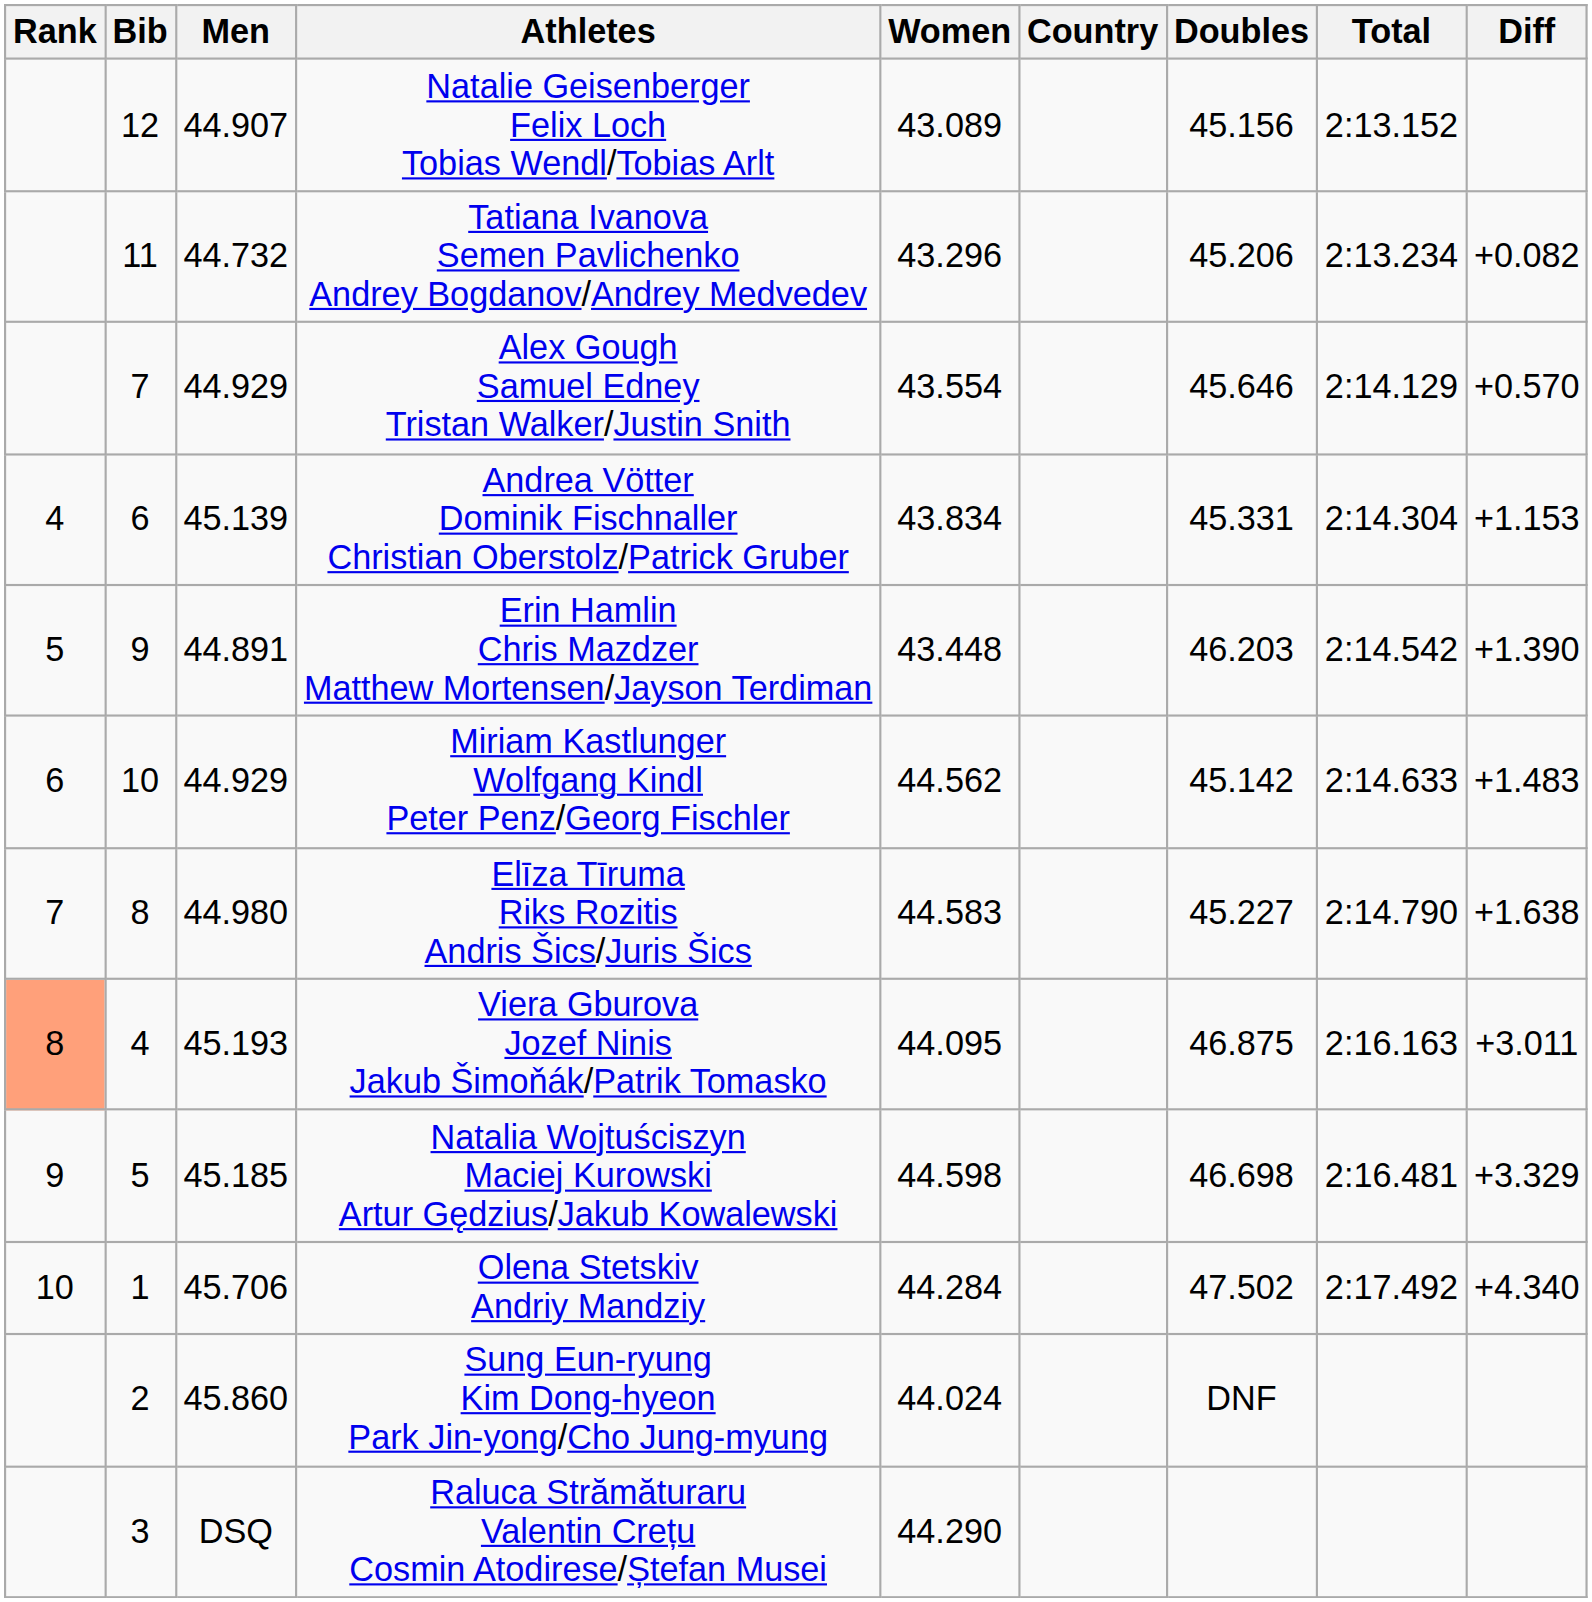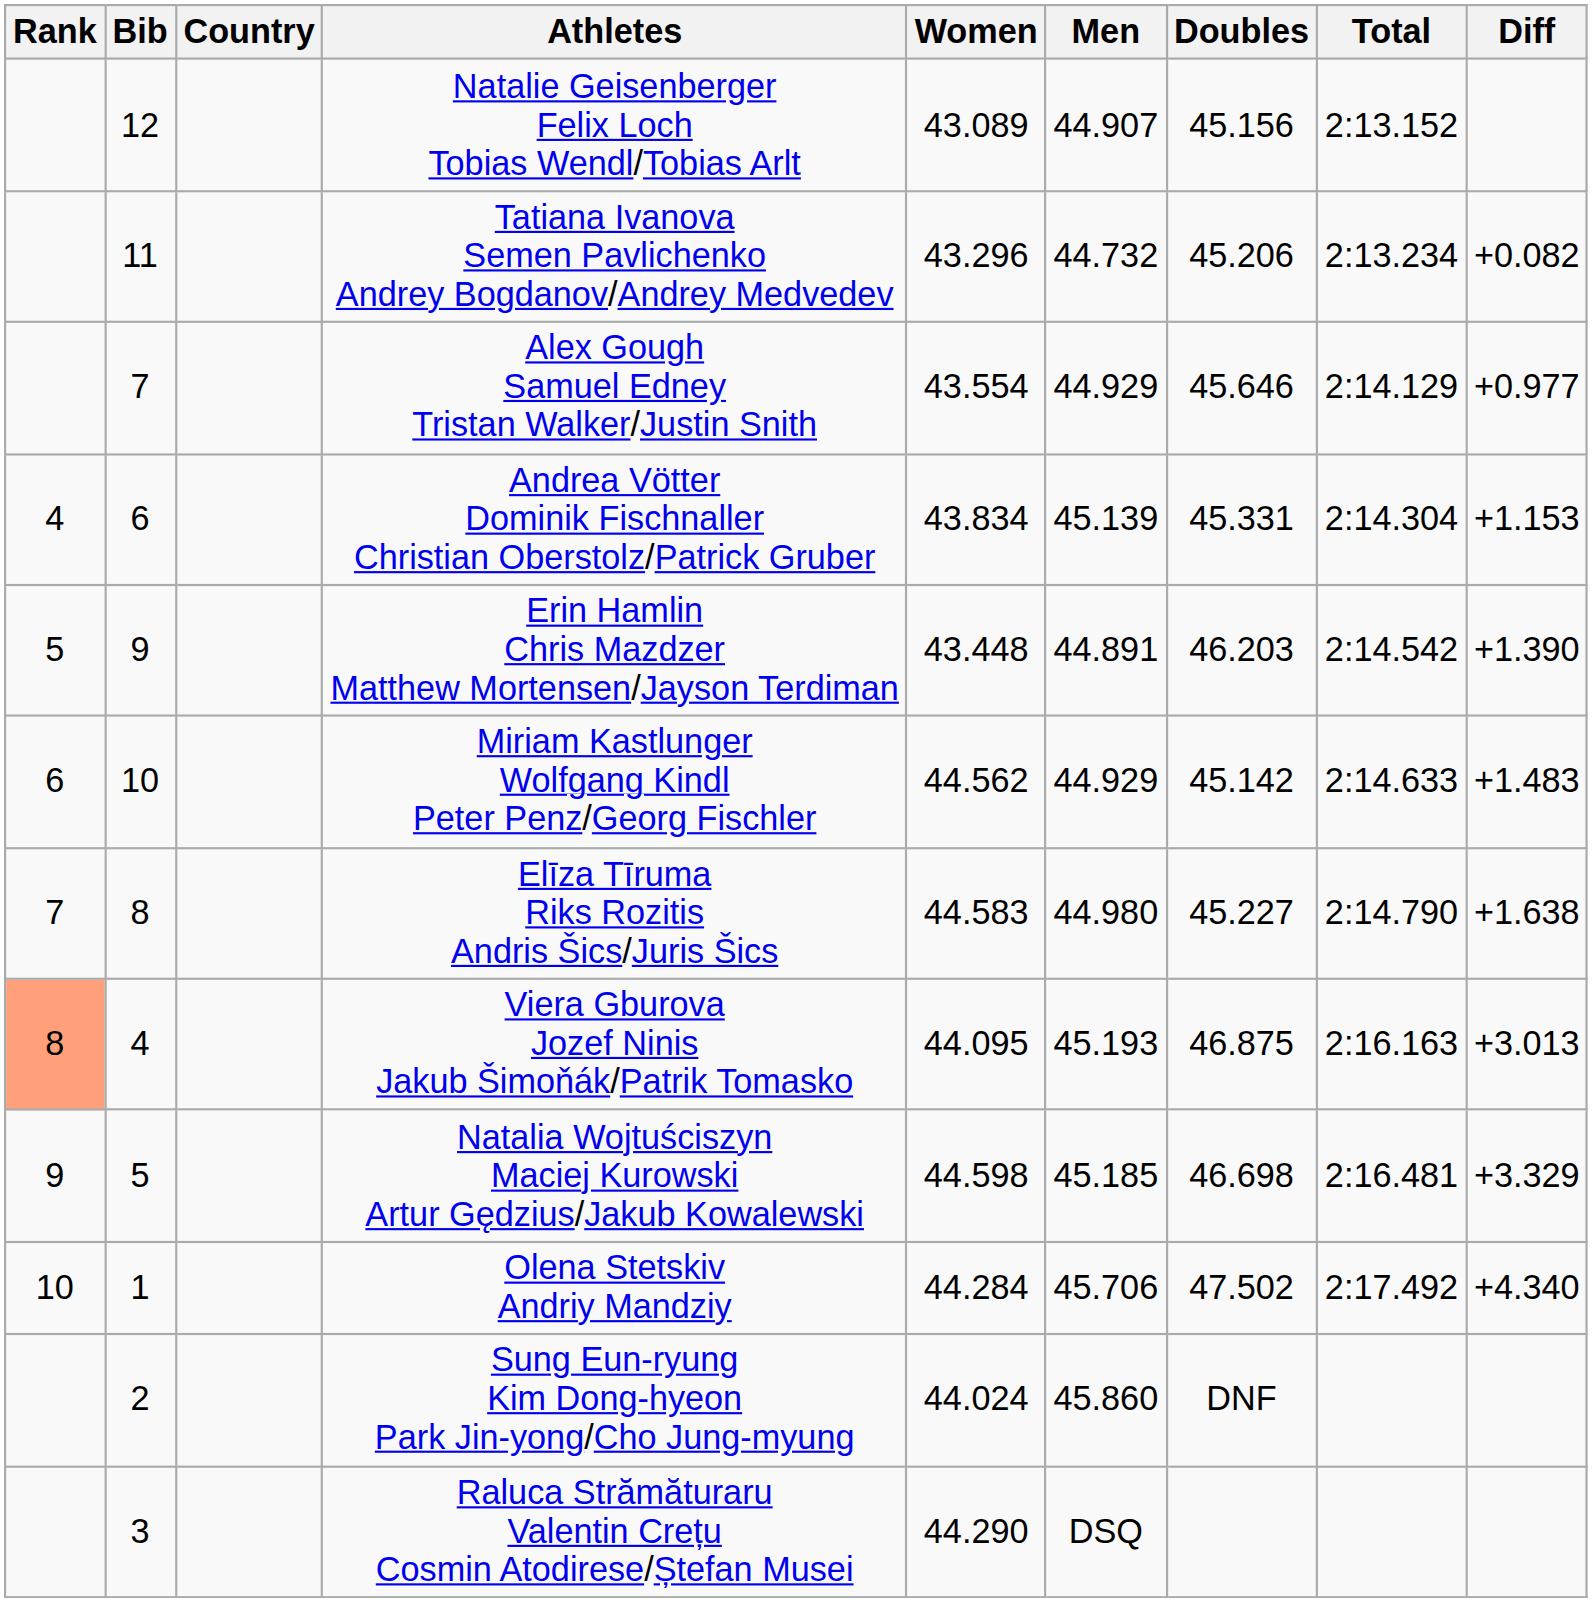columns swapped: (1093, 31) <-> (236, 31)
(1527, 387) +0.570 -> (1527, 387) +0.977
(1527, 1043) +3.011 -> (1527, 1043) +3.013
